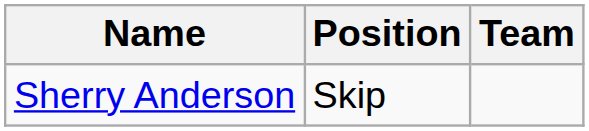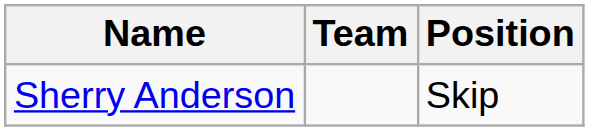columns swapped: (387, 34) <-> (527, 34)
